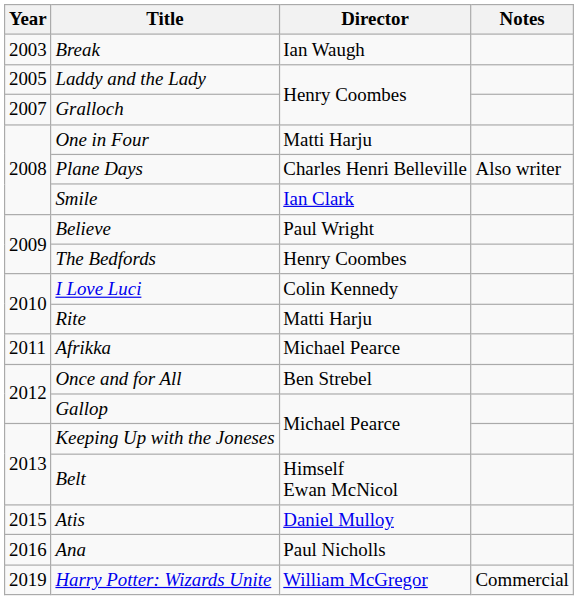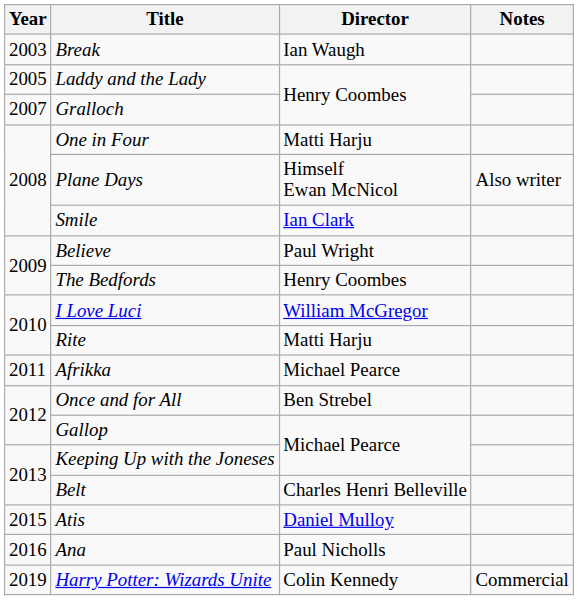(375, 169) Charles Henri Belleville -> (341, 179) Himself Ewan McNicol
(341, 288) Colin Kennedy -> (356, 310) William McGregor
(341, 479) Himself Ewan McNicol -> (375, 489) Charles Henri Belleville
(356, 579) William McGregor -> (341, 579) Colin Kennedy
